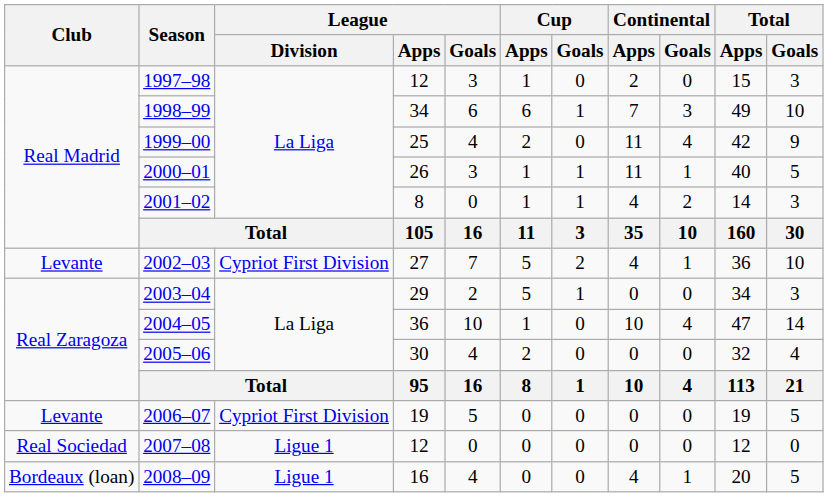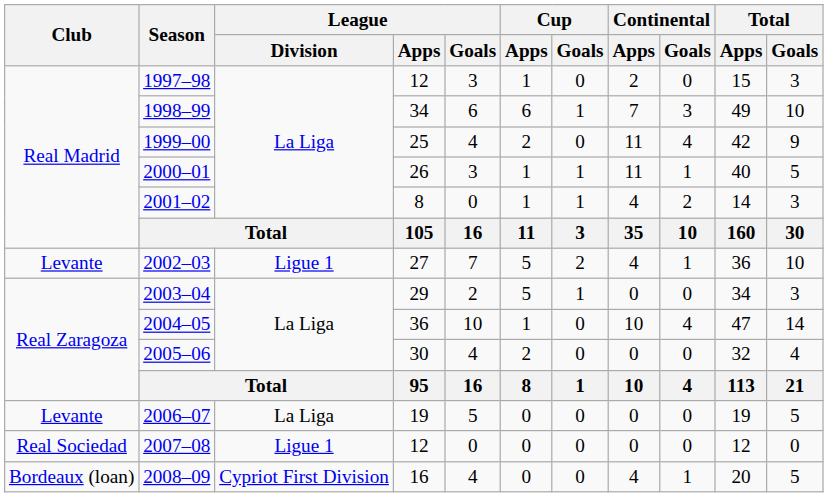(304, 263) Cypriot First Division -> (304, 263) Ligue 1
(304, 415) Cypriot First Division -> (304, 415) La Liga
(304, 476) Ligue 1 -> (304, 476) Cypriot First Division
